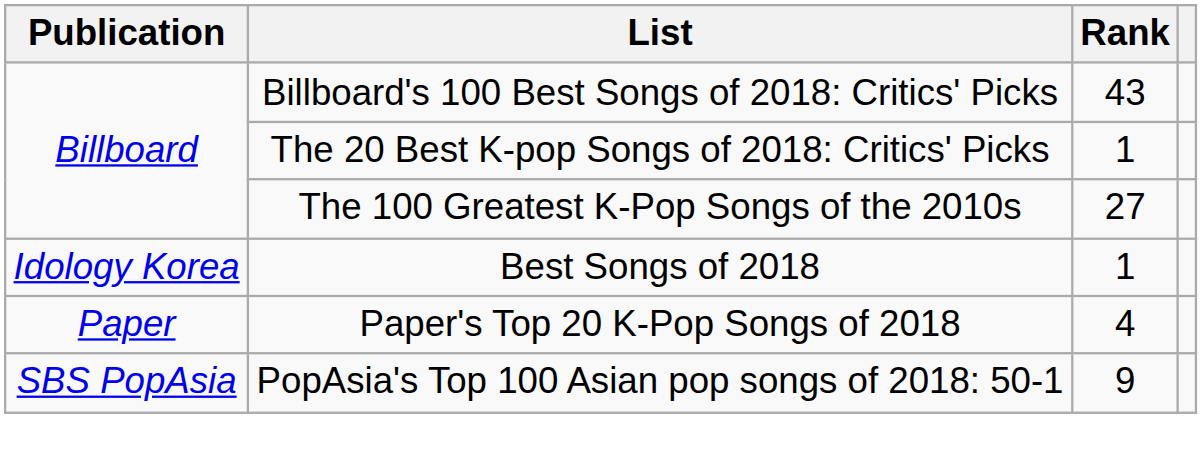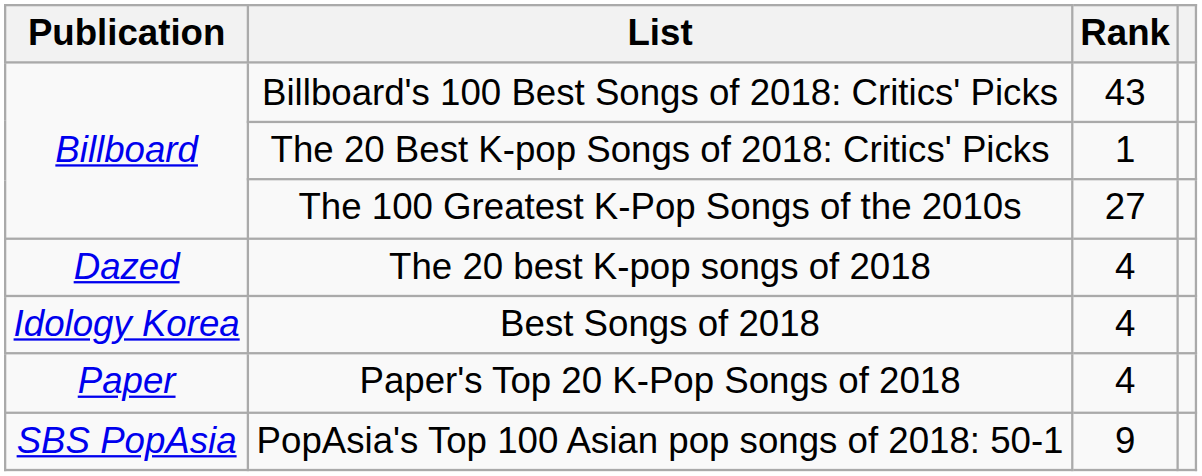+ row: (660, 265)
(1125, 265) 1 -> (1125, 324) 4
